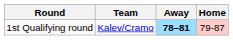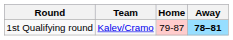columns swapped: (212, 12) <-> (176, 12)
